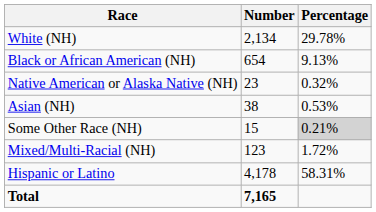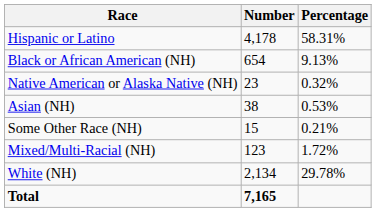rows swapped: (42, 38) <-> (61, 173)
(320, 128) lightgrey background -> (320, 128) no background
